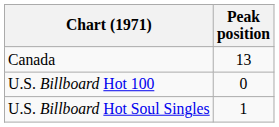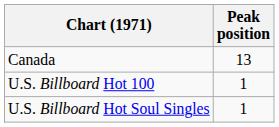(243, 84) 0 -> (243, 84) 1
